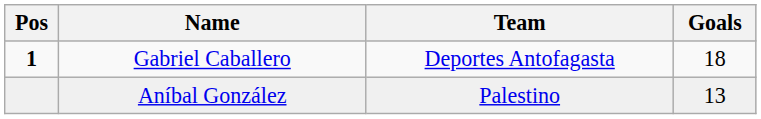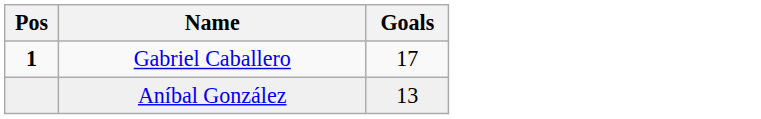- column: (520, 22)
(715, 59) 18 -> (407, 59) 17
